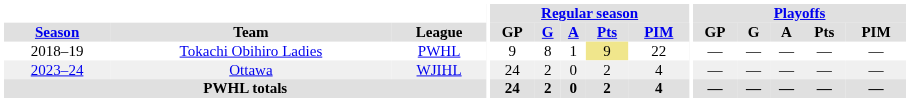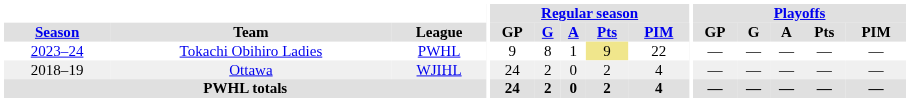(57, 51) 2018–19 -> (57, 51) 2023–24
(57, 69) 2023–24 -> (57, 69) 2018–19
